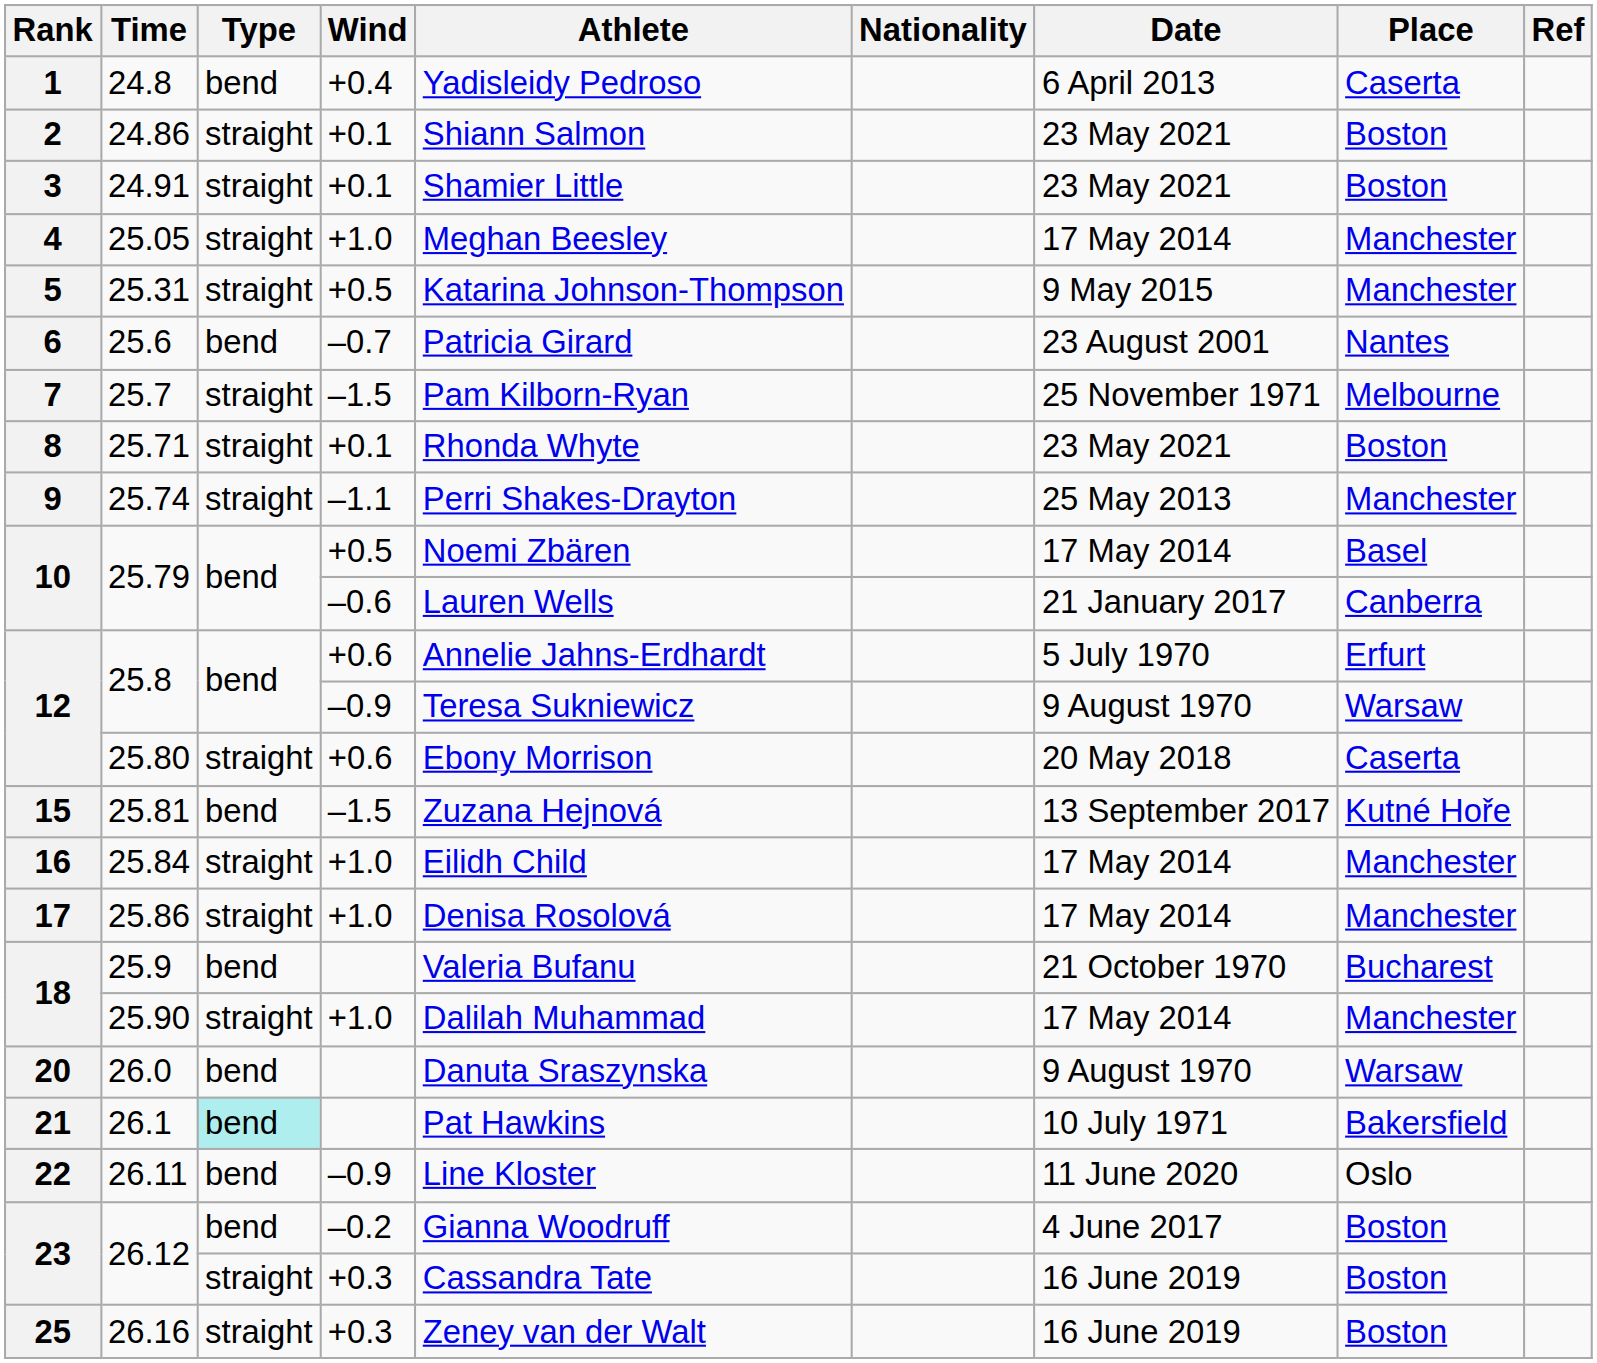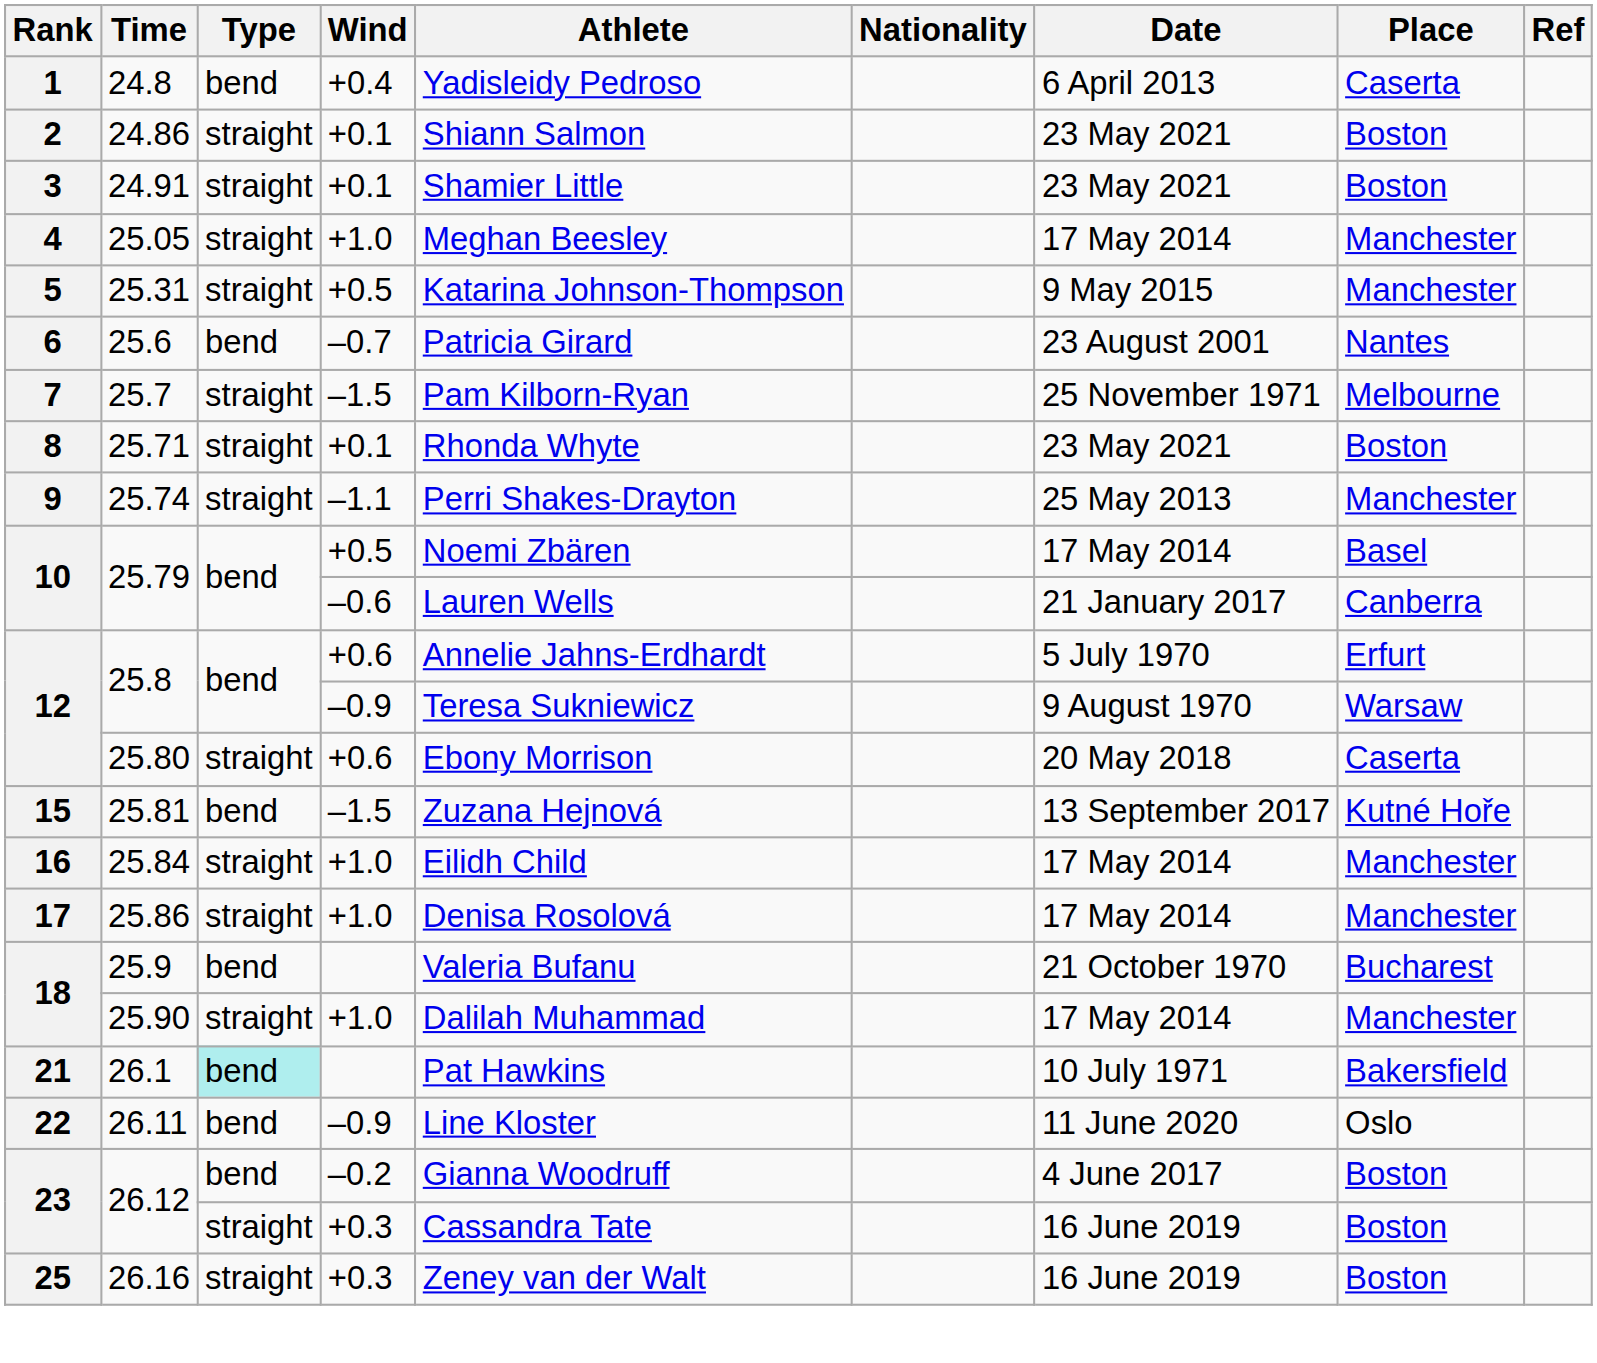- row: (140, 1070)
